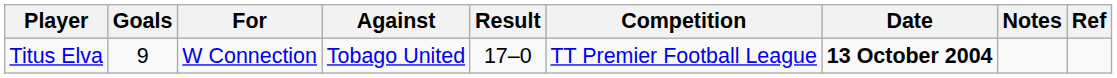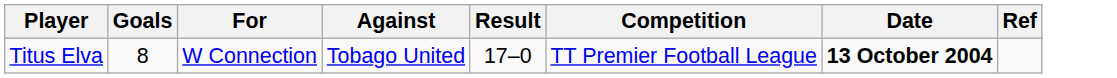- column: (1032, 21)
(143, 55) 9 -> (143, 55) 8
